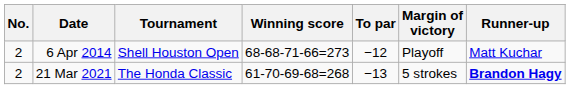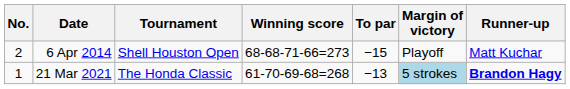(376, 52) −12 -> (376, 52) −15
(18, 73) 2 -> (18, 73) 1
(430, 73) no background -> (430, 73) lightblue background
